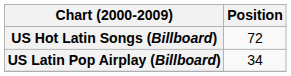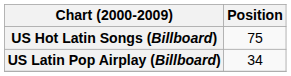(255, 37) 72 -> (255, 37) 75
